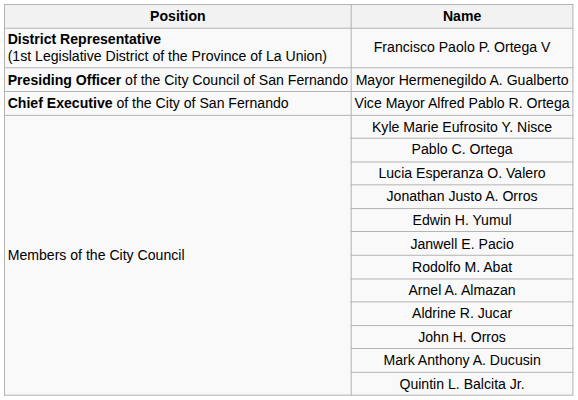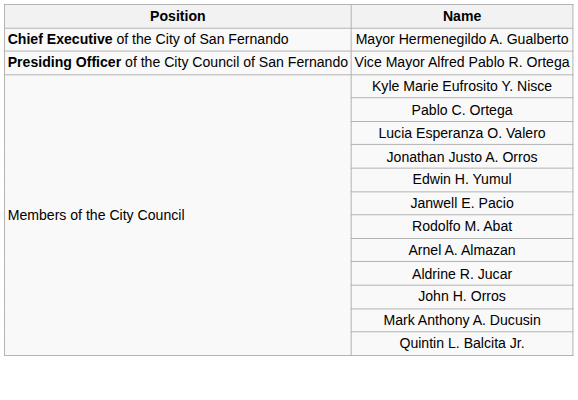- row: (462, 48)
(178, 80) Presiding Officer of the City Council of San Fernando -> (148, 39) Chief Executive of the City of San Fernando
(148, 103) Chief Executive of the City of San Fernando -> (178, 63) Presiding Officer of the City Council of San Fernando
